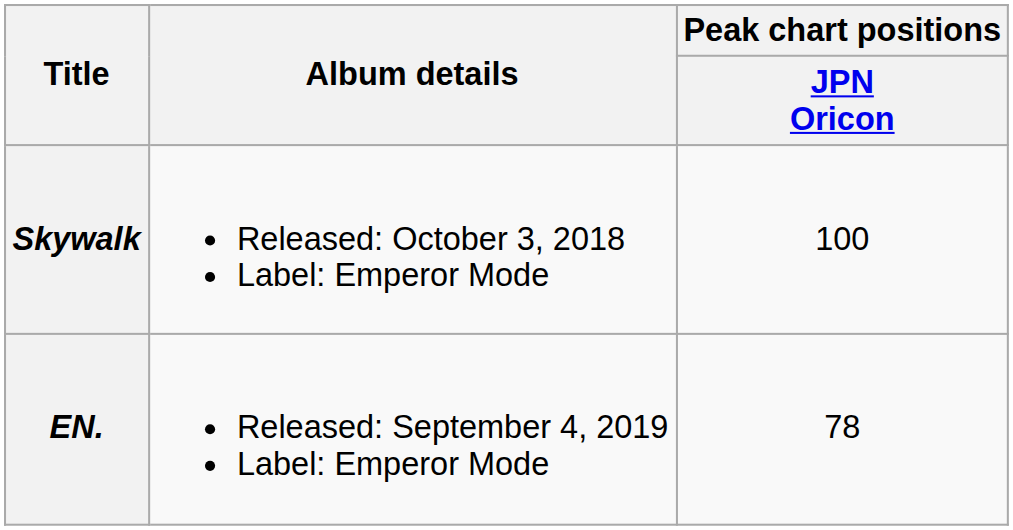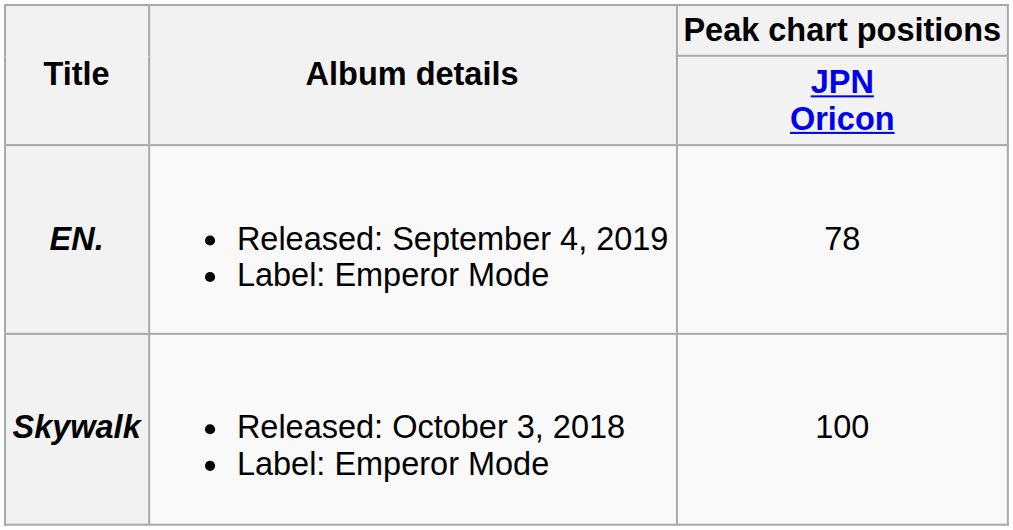rows swapped: (77, 238) <-> (77, 428)
